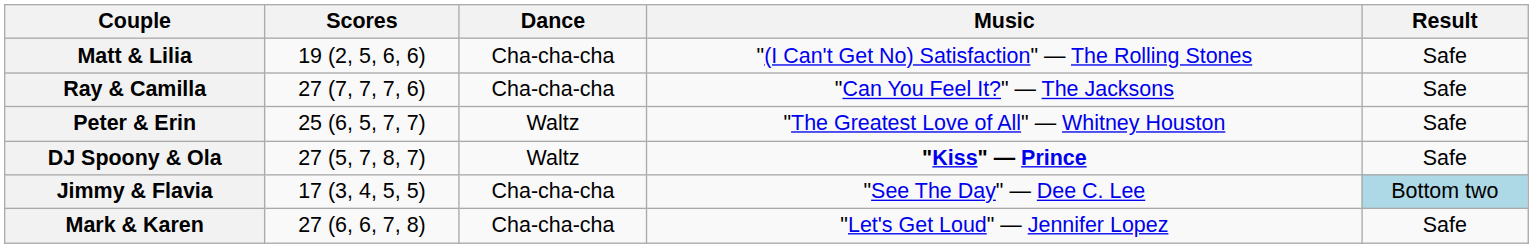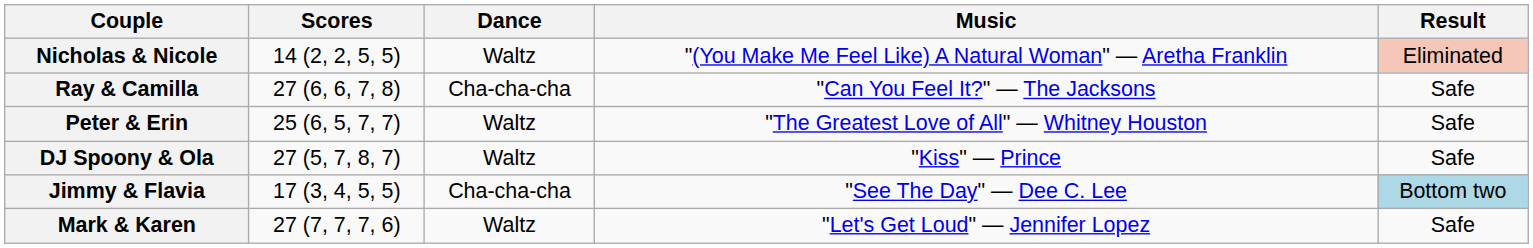- row: (135, 55)
+ row: (127, 55)
(362, 89) 27 (7, 7, 7, 6) -> (337, 89) 27 (6, 6, 7, 8)
(1004, 157) bold -> (986, 157) normal
(362, 225) 27 (6, 6, 7, 8) -> (337, 225) 27 (7, 7, 7, 6)
(553, 225) Cha-cha-cha -> (510, 225) Waltz
